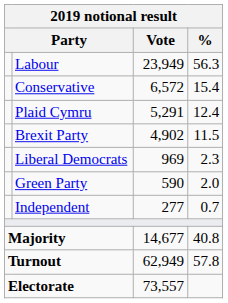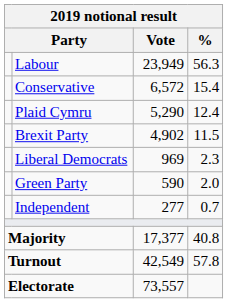(167, 111) 5,291 -> (167, 111) 5,290
(163, 238) 14,677 -> (163, 238) 17,377
(163, 261) 62,949 -> (163, 261) 42,549
